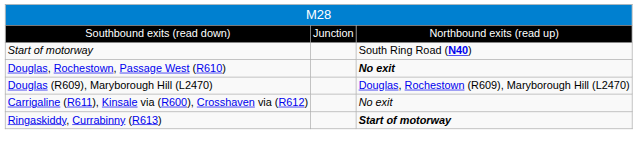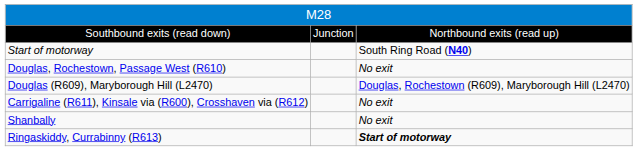(377, 68) bold -> (376, 68) normal
+ row: (32, 120)
